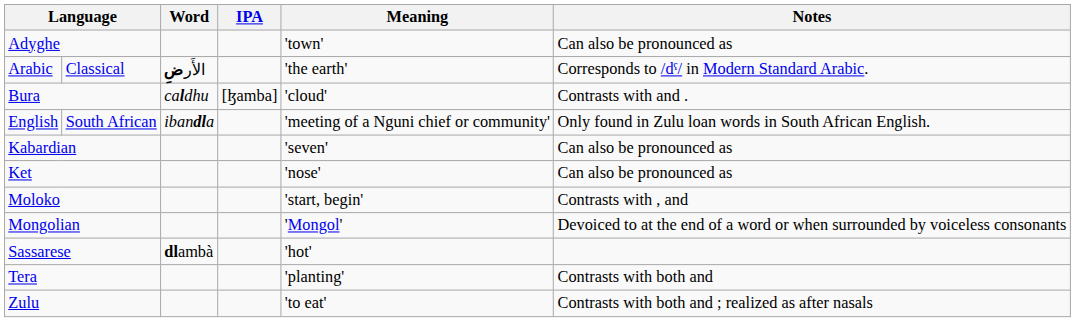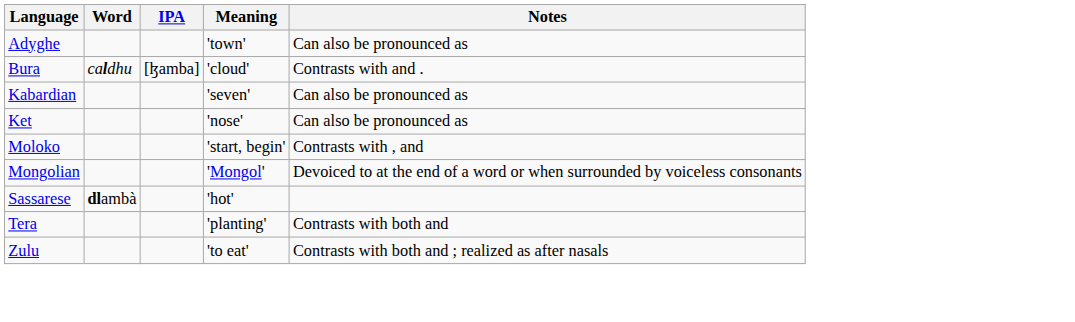- row: (30, 69)
- row: (33, 121)
